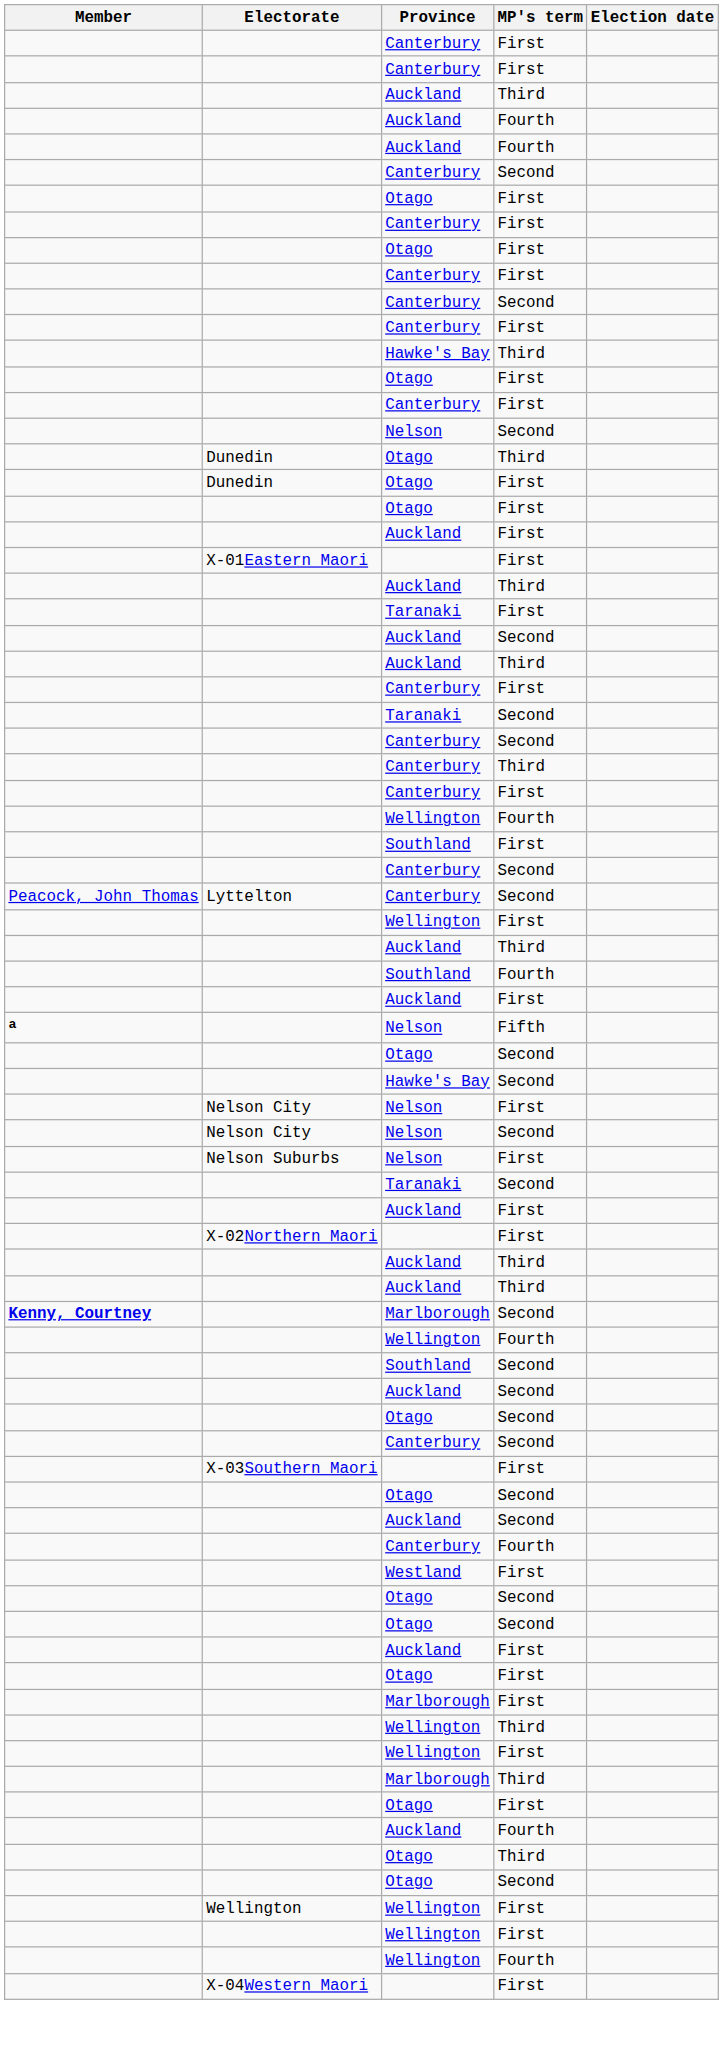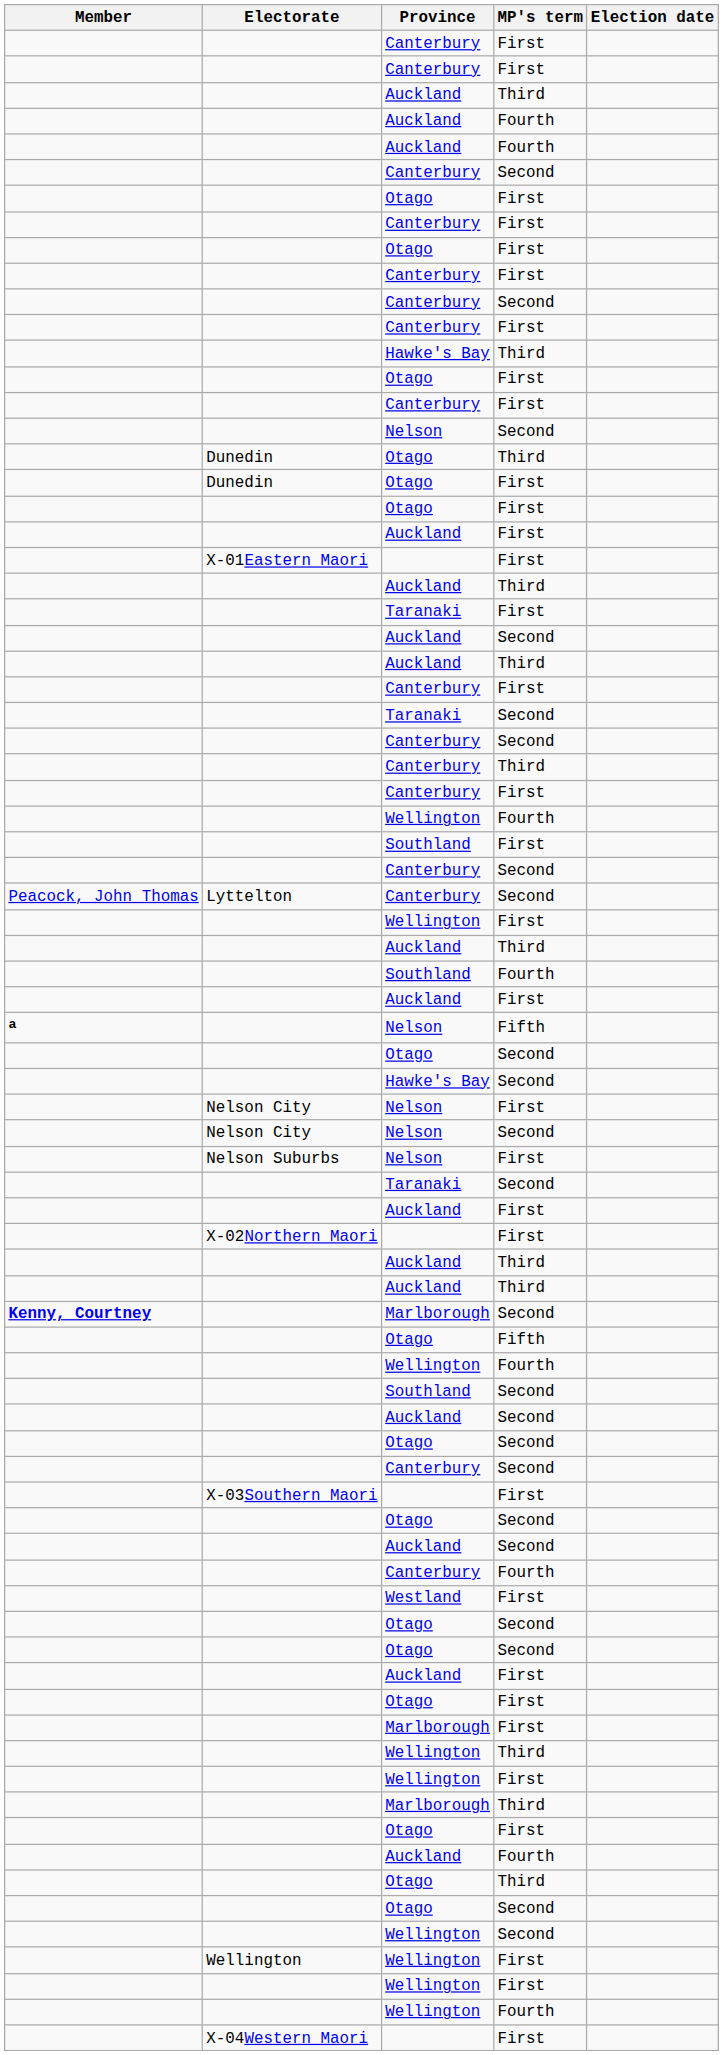+ row: (409, 1340)
+ row: (433, 1934)
